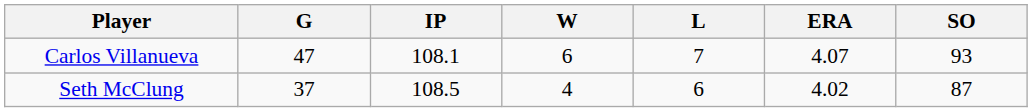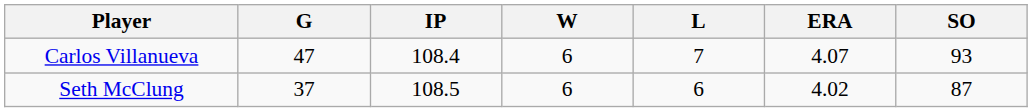(436, 55) 108.1 -> (436, 55) 108.4
(567, 89) 4 -> (567, 89) 6
